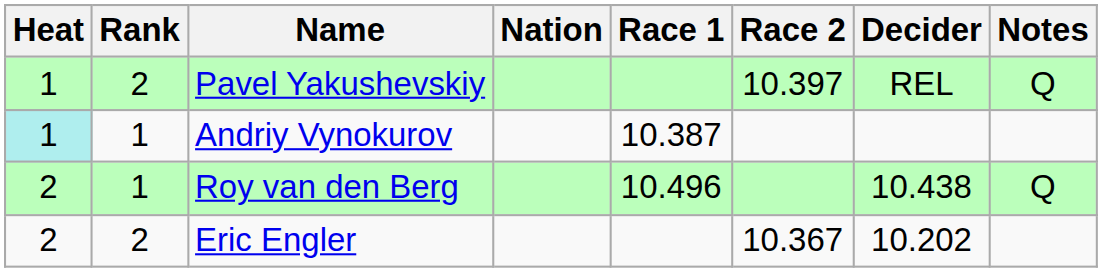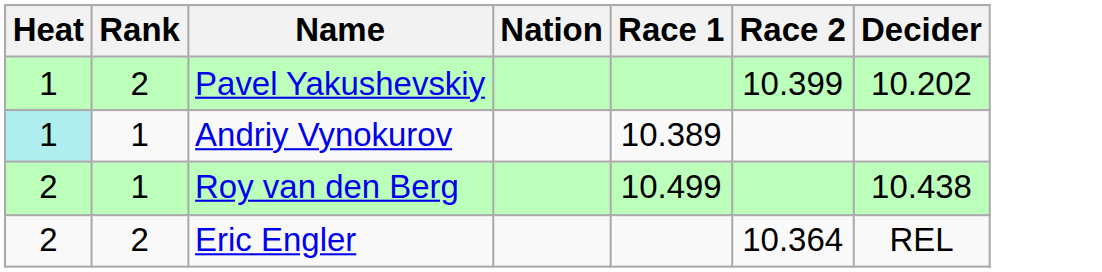- column: (1043, 30)
(793, 82) 10.397 -> (793, 82) 10.399
(921, 82) REL -> (921, 82) 10.202
(671, 135) 10.387 -> (671, 135) 10.389
(671, 187) 10.496 -> (671, 187) 10.499
(793, 239) 10.367 -> (793, 239) 10.364
(921, 239) 10.202 -> (921, 239) REL
